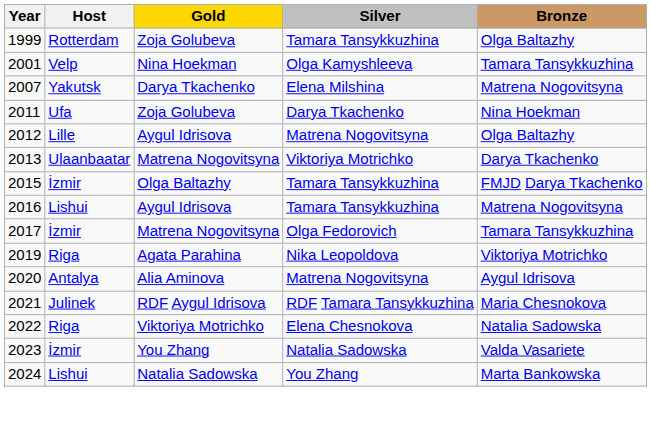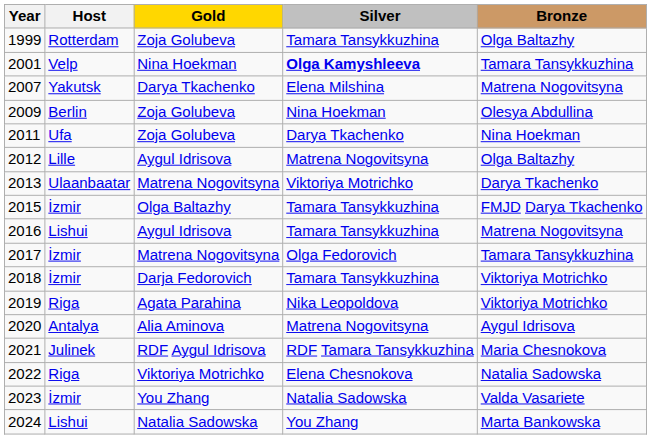(349, 64) normal -> (353, 64) bold
+ row: (25, 111)
+ row: (25, 278)
